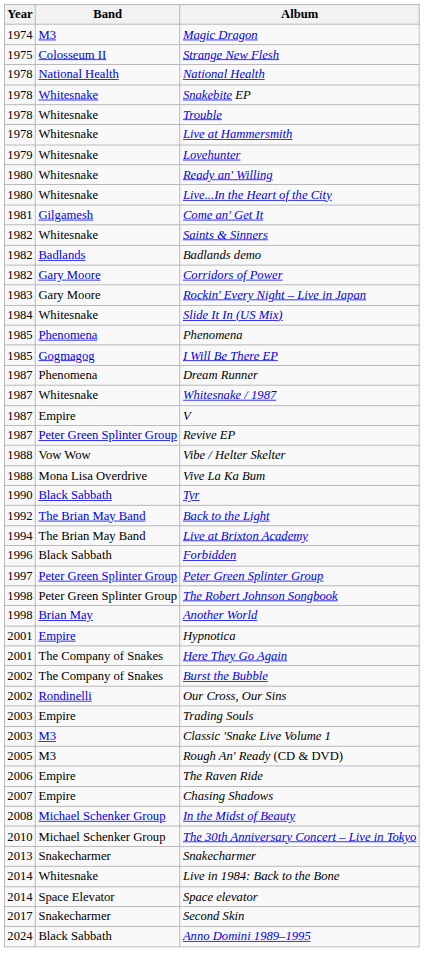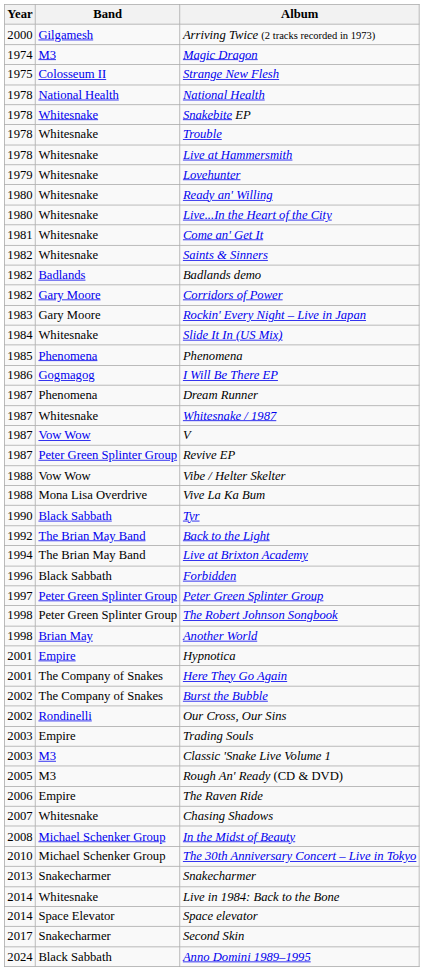+ row: (279, 34)
(66, 214) Gilgamesh -> (68, 235) Whitesnake
(20, 355) 1985 -> (20, 375) 1986
(57, 415) Empire -> (65, 435) Vow Wow
(57, 796) Empire -> (68, 816) Whitesnake
